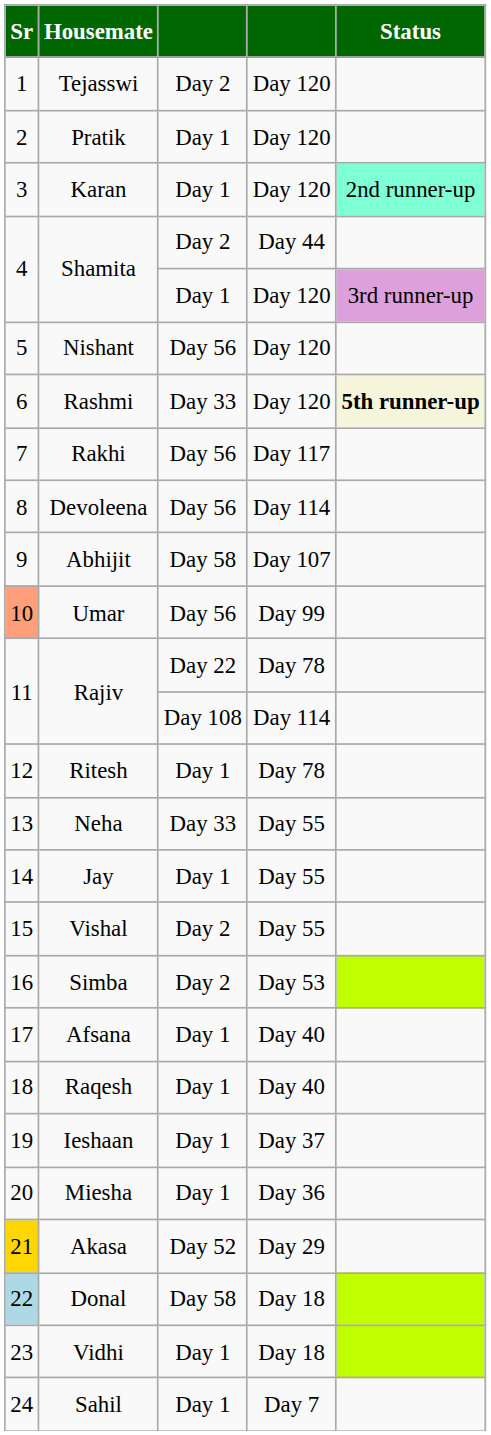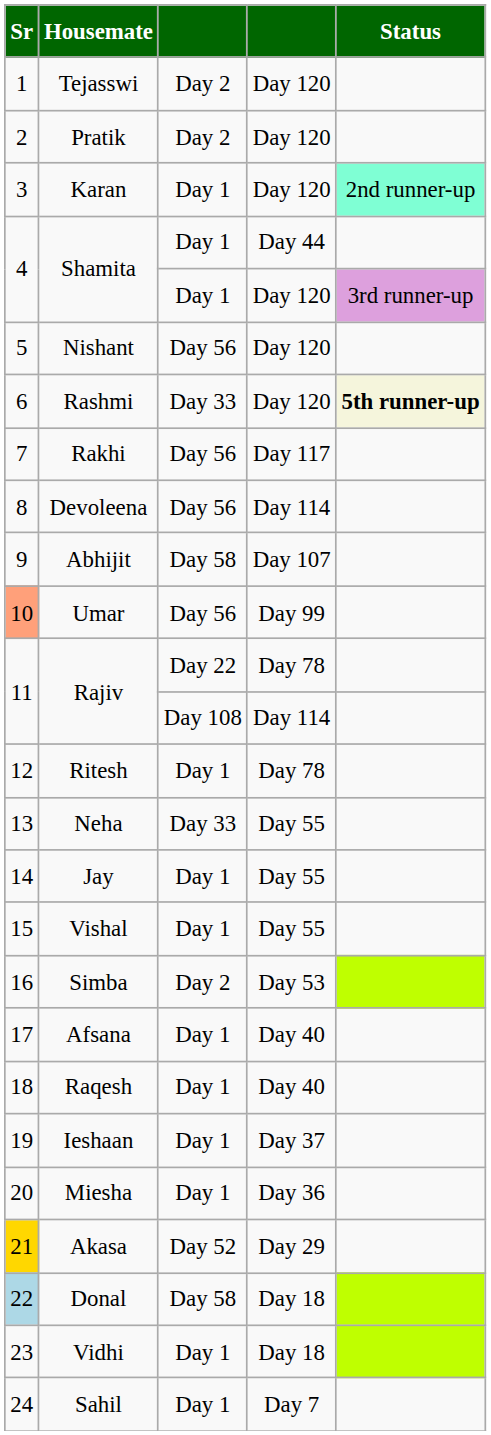(203, 136) Day 1 -> (203, 136) Day 2
(203, 242) Day 2 -> (203, 242) Day 1
(203, 929) Day 2 -> (203, 929) Day 1
